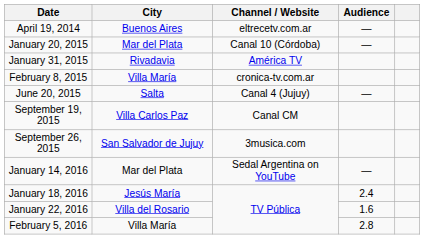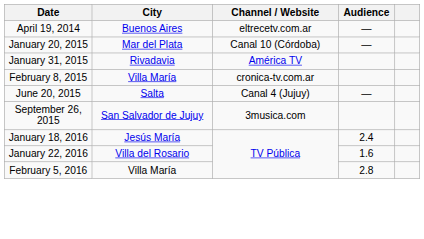- row: (48, 115)
- row: (48, 171)
